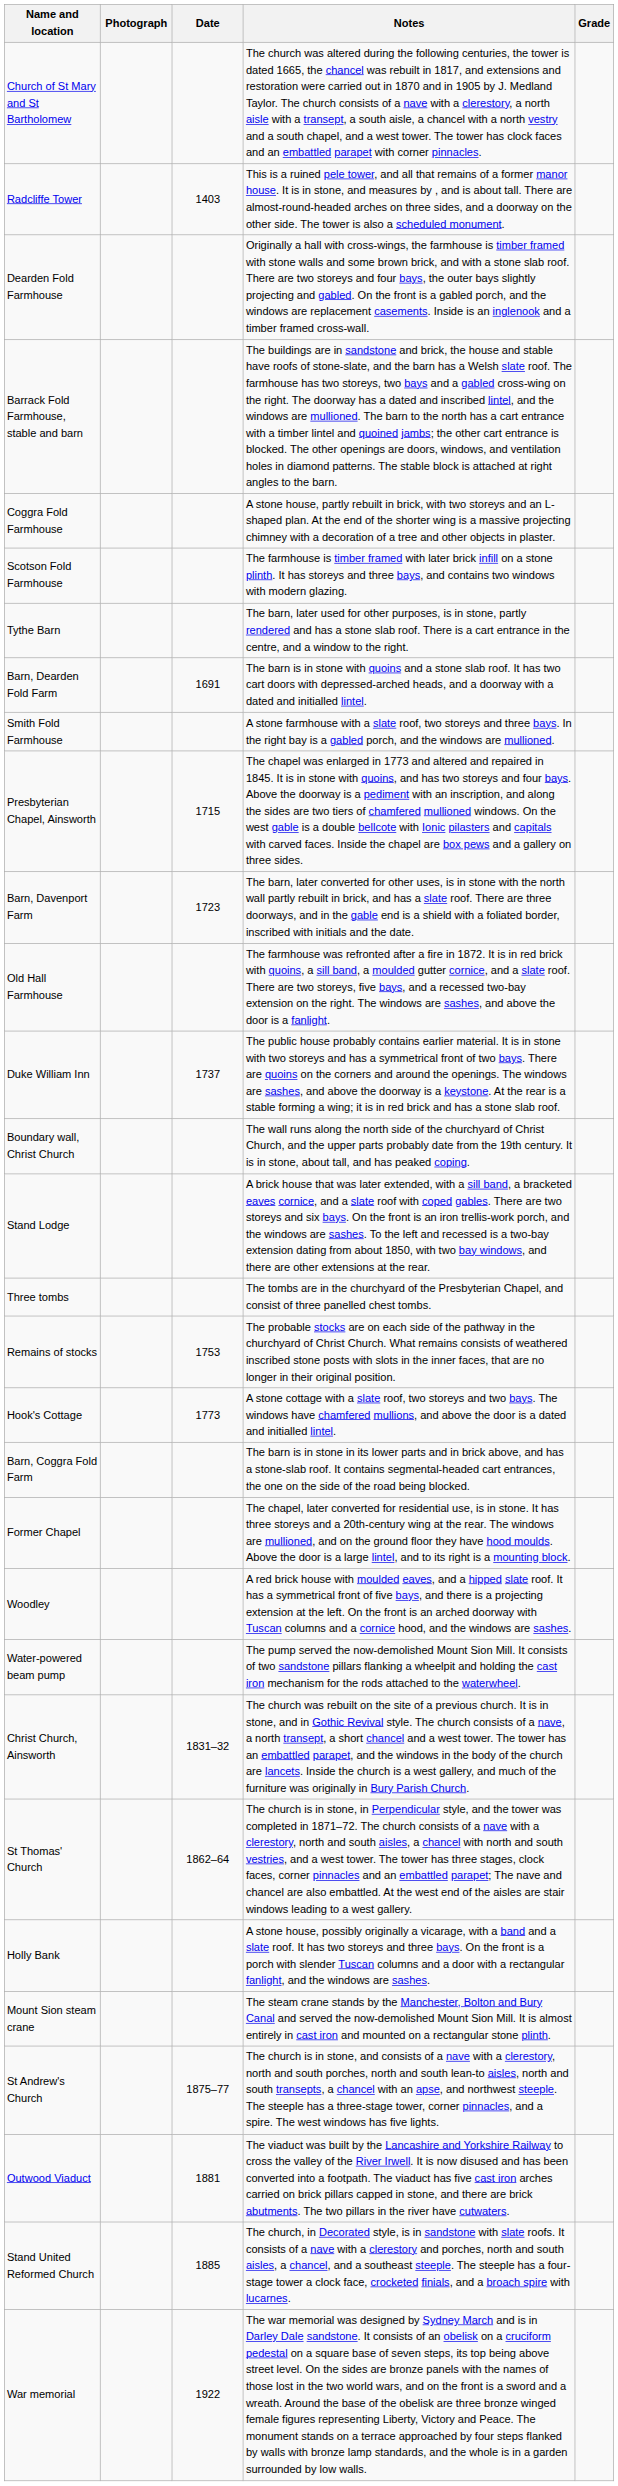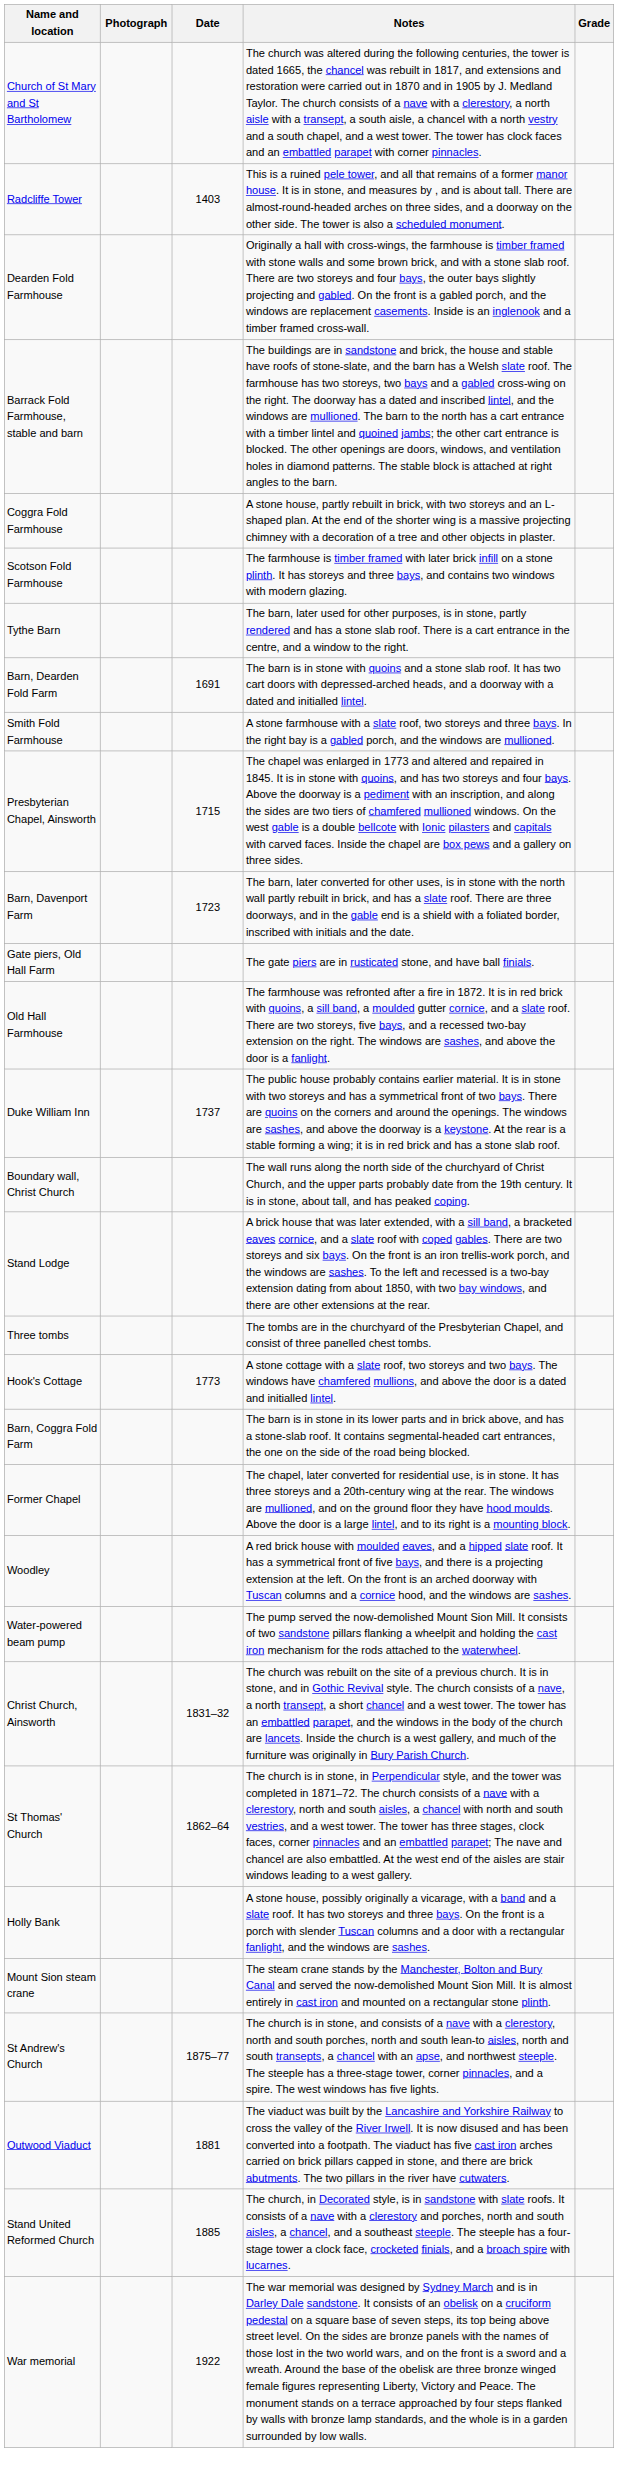+ row: (44, 962)
- row: (52, 1352)
